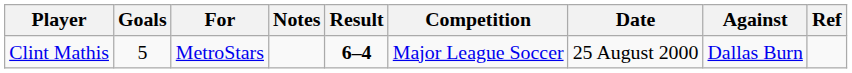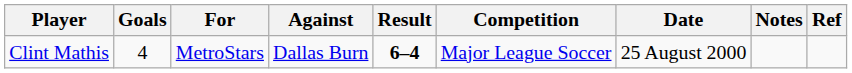columns swapped: (755, 20) <-> (297, 20)
(142, 51) 5 -> (142, 51) 4
